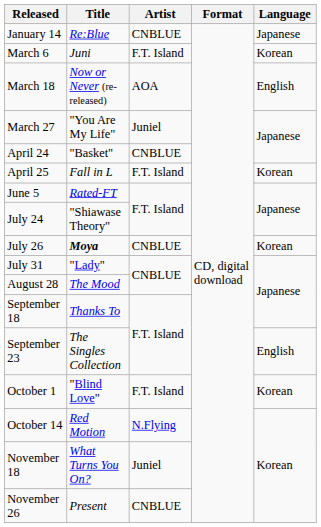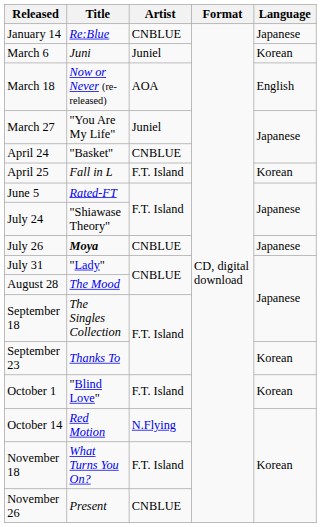(158, 53) F.T. Island -> (147, 53) Juniel
(275, 245) Korean -> (278, 245) Japanese
(95, 311) Thanks To -> (95, 318) The Singles Collection
(95, 351) The Singles Collection -> (95, 358) Thanks To
(275, 351) English -> (275, 358) Korean
(147, 465) Juniel -> (158, 465) F.T. Island
